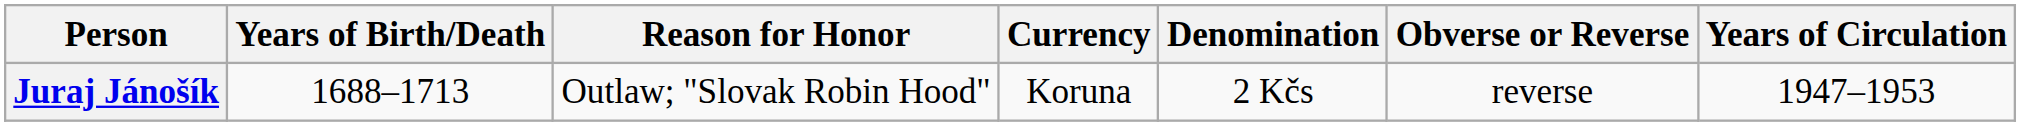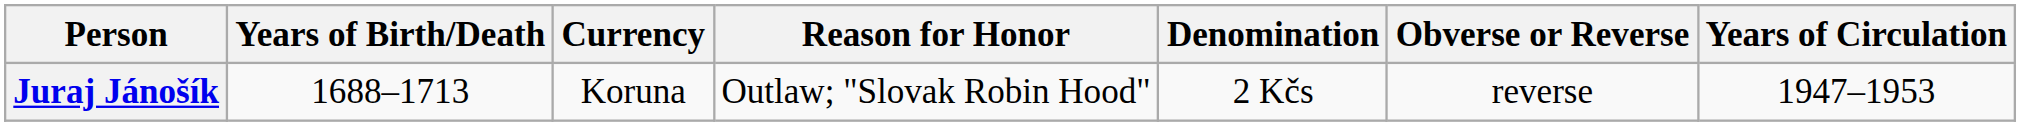columns swapped: (776, 33) <-> (1079, 33)
